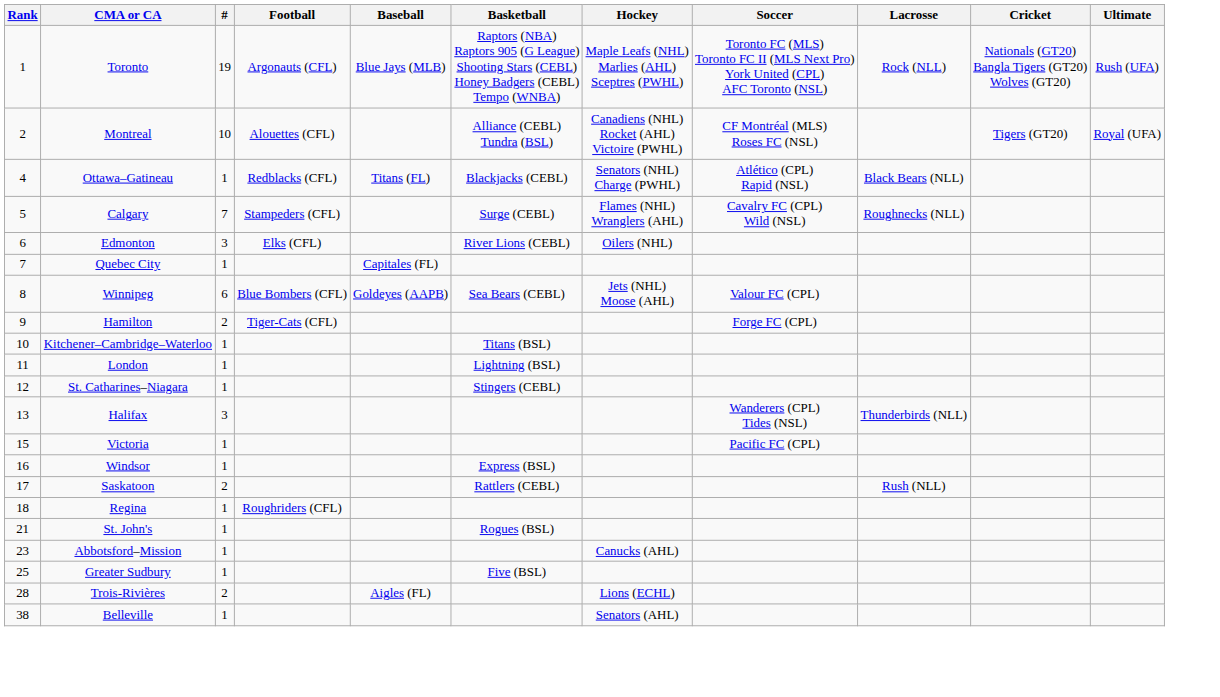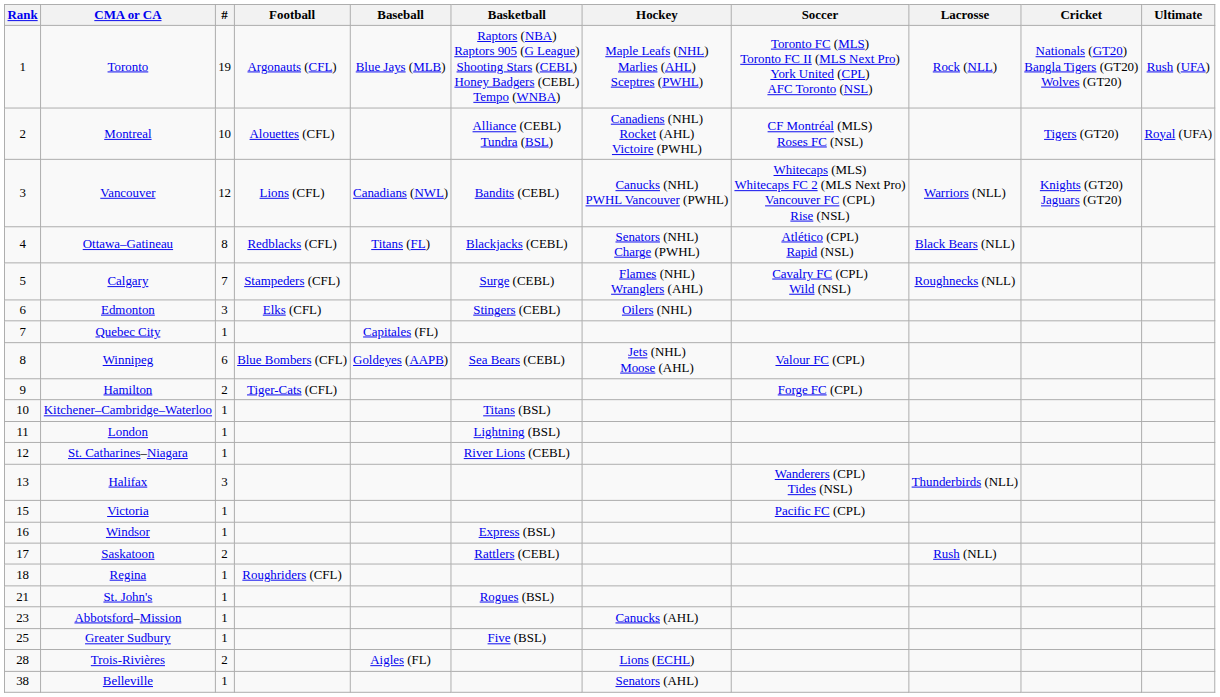+ row: (128, 192)
(225, 177) 1 -> (225, 244) 8
(517, 242) River Lions (CEBL) -> (517, 309) Stingers (CEBL)
(517, 386) Stingers (CEBL) -> (517, 452) River Lions (CEBL)
